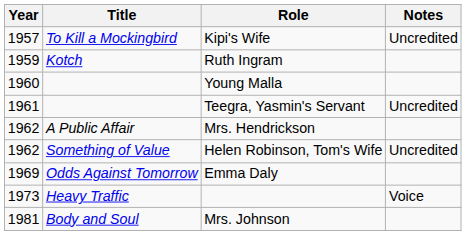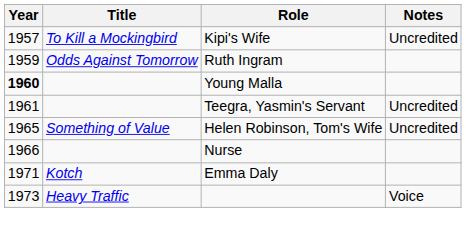(64, 60) Kotch -> (122, 60) Odds Against Tomorrow
(24, 83) normal -> (24, 83) bold
- row: (260, 128)
(24, 151) 1962 -> (24, 128) 1965
+ row: (223, 151)
(24, 173) 1969 -> (24, 173) 1971
(122, 173) Odds Against Tomorrow -> (64, 173) Kotch
- row: (247, 219)
